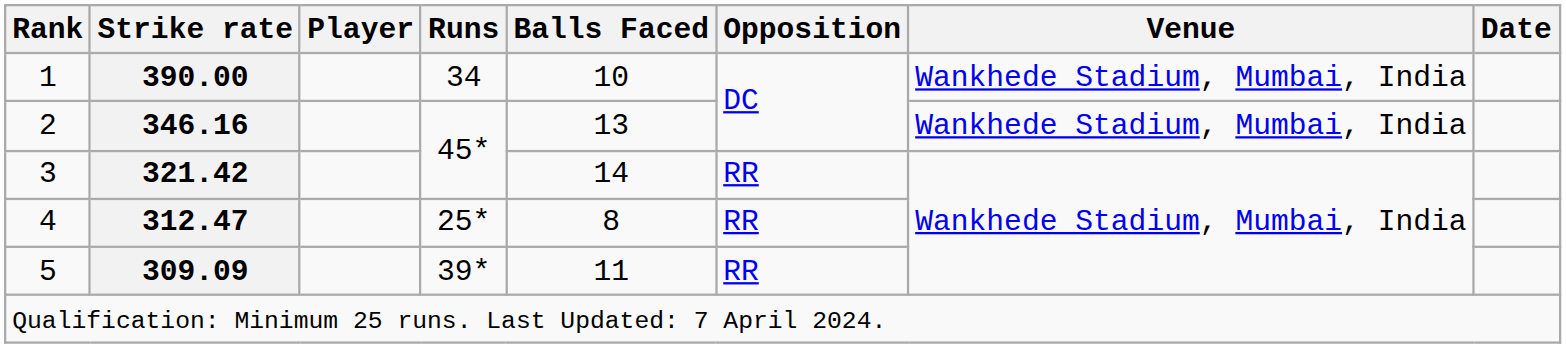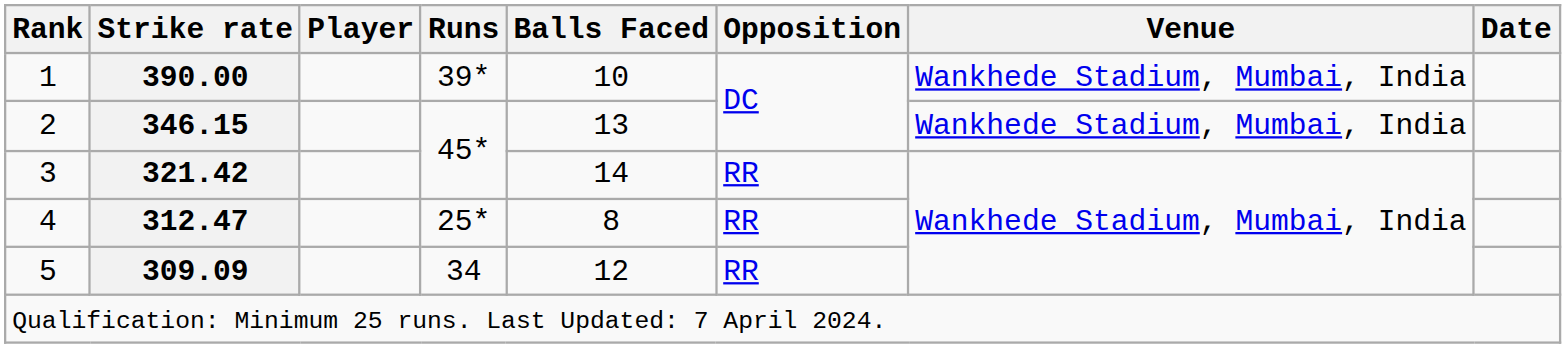(464, 78) 34 -> (464, 78) 39*
(195, 126) 346.16 -> (195, 126) 346.15
(464, 271) 39* -> (464, 271) 34
(611, 271) 11 -> (611, 271) 12
